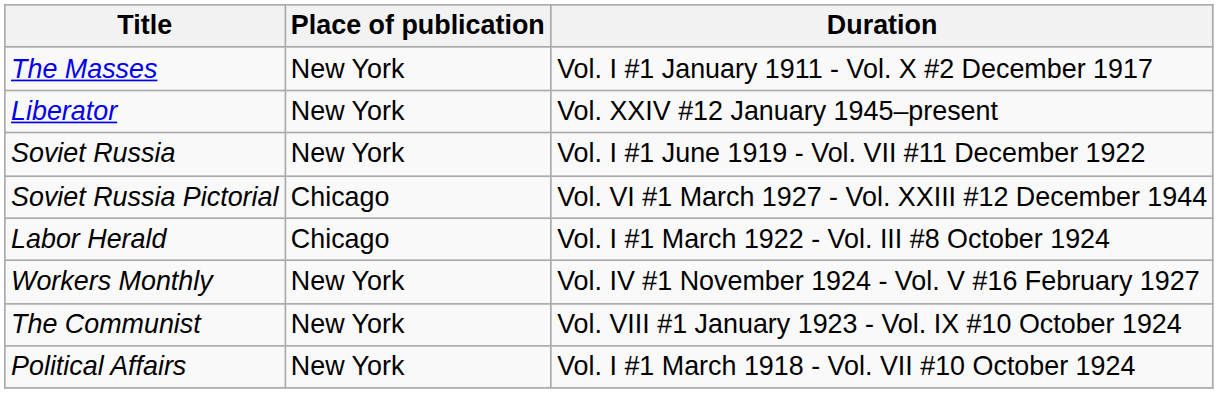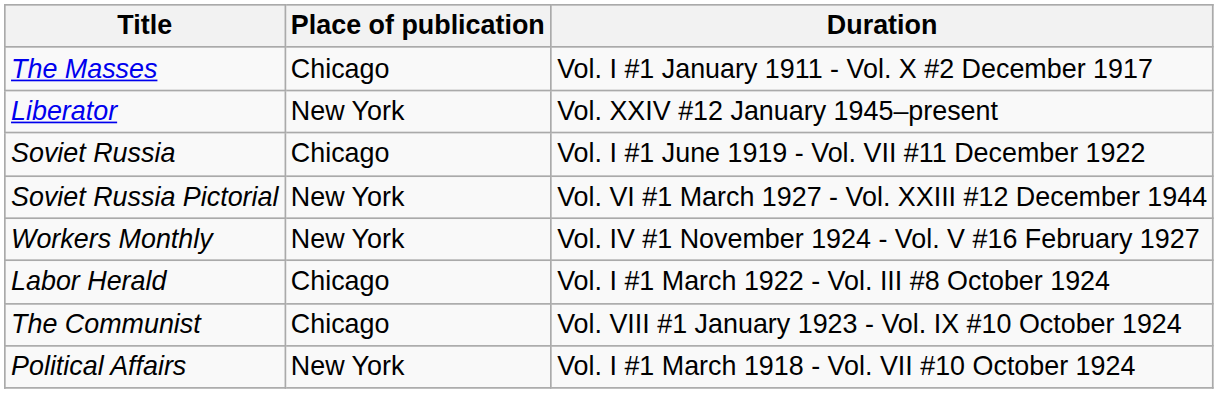(348, 68) New York -> (340, 68) Chicago
(348, 153) New York -> (340, 153) Chicago
(340, 196) Chicago -> (348, 196) New York
rows swapped: (89, 238) <-> (112, 281)
(348, 324) New York -> (340, 324) Chicago
